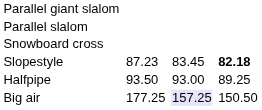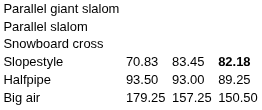(142, 62) 87.23 -> (142, 62) 70.83
(146, 97) 177.25 -> (146, 97) 179.25
(192, 97) lavender background -> (192, 97) no background
